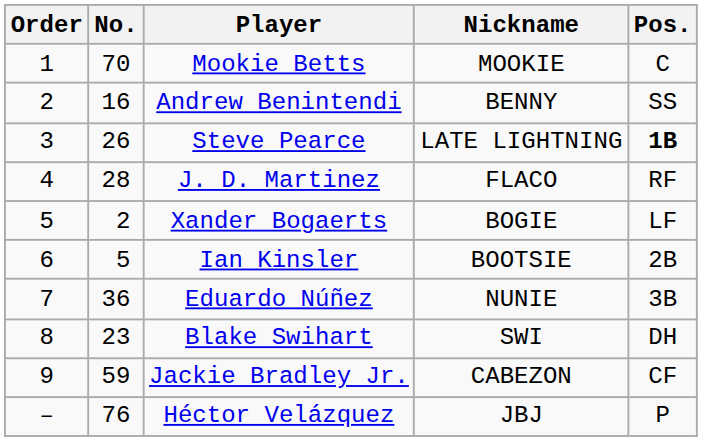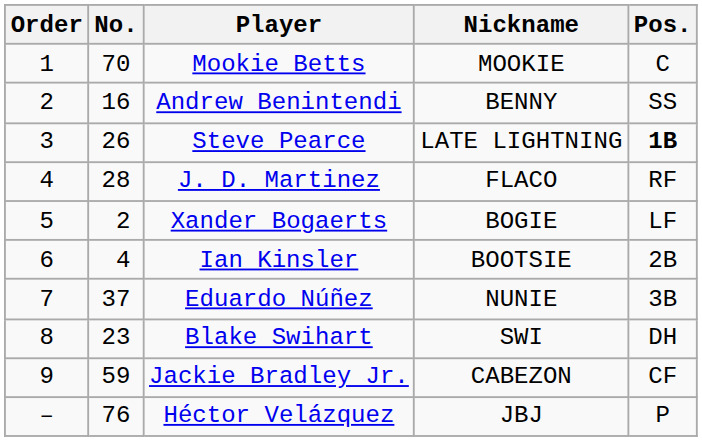(116, 260) 5 -> (116, 260) 4
(116, 299) 36 -> (116, 299) 37
